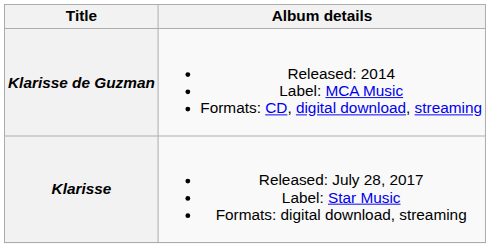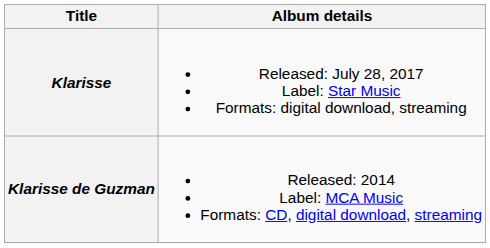rows swapped: (81, 82) <-> (81, 189)
